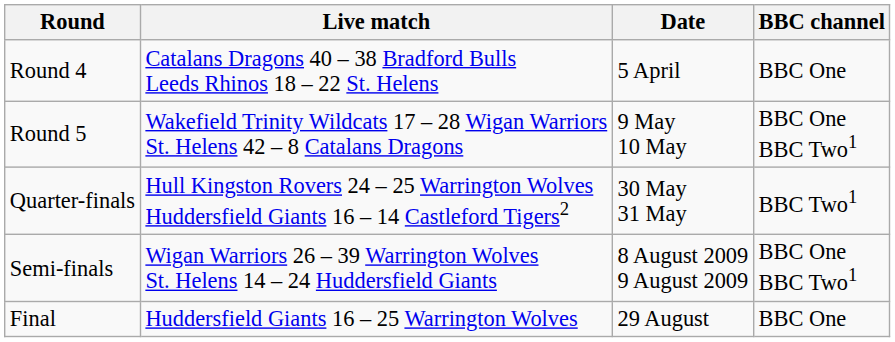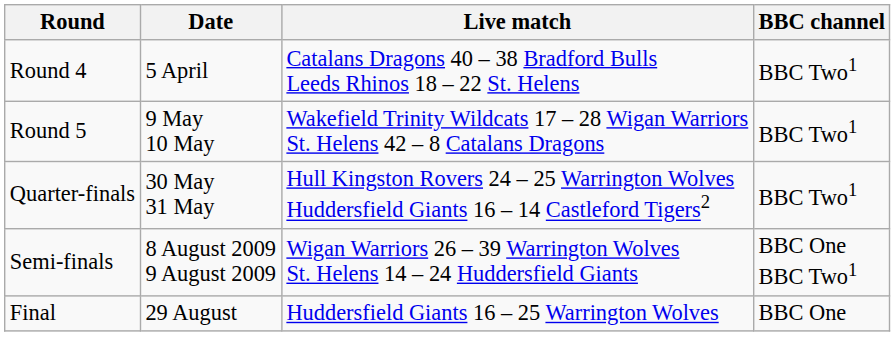columns swapped: (376, 22) <-> (683, 22)
(802, 70) BBC One -> (808, 70) BBC Two1
(808, 134) BBC One BBC Two1 -> (808, 131) BBC Two1
